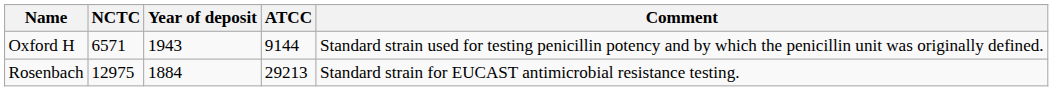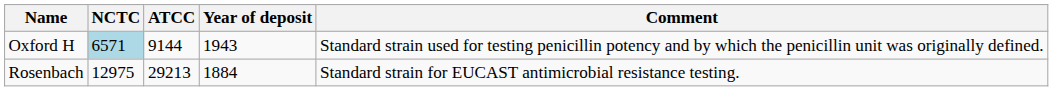columns swapped: (288, 18) <-> (202, 18)
(109, 45) no background -> (109, 45) lightblue background
